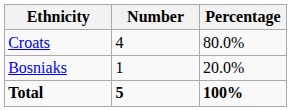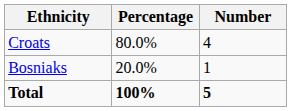columns swapped: (156, 17) <-> (243, 17)
